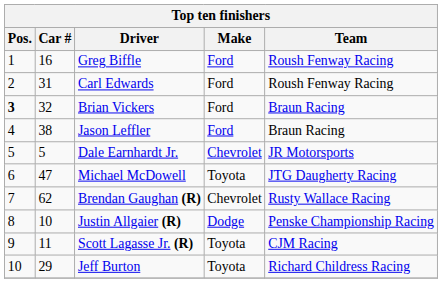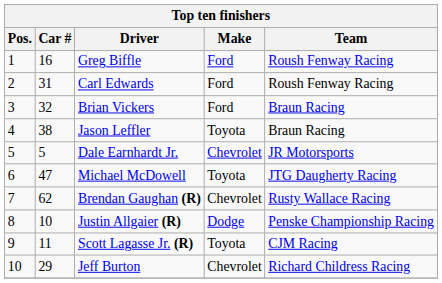(11, 107) bold -> (11, 107) normal
(220, 130) Ford -> (226, 130) Toyota
(226, 267) Toyota -> (235, 267) Chevrolet
